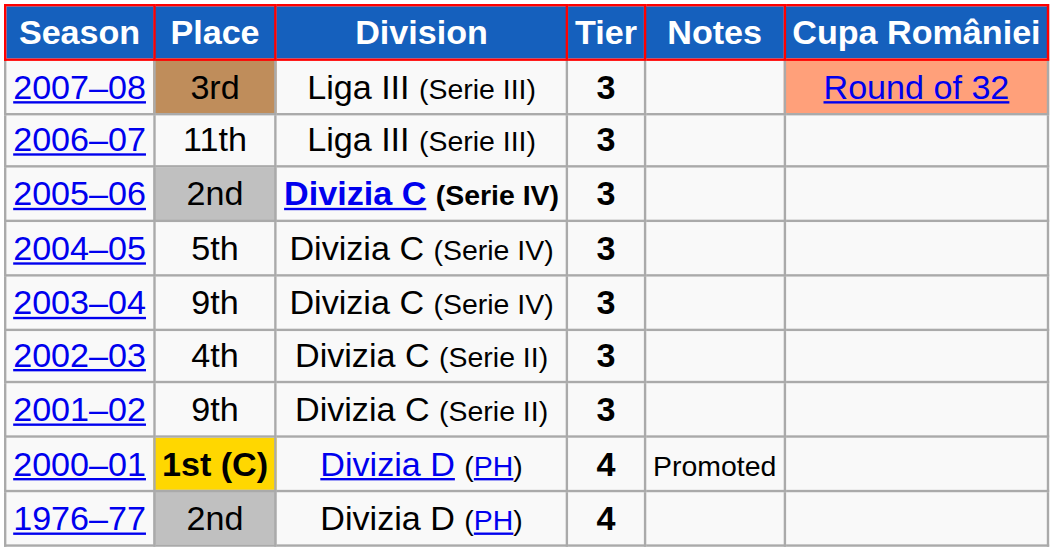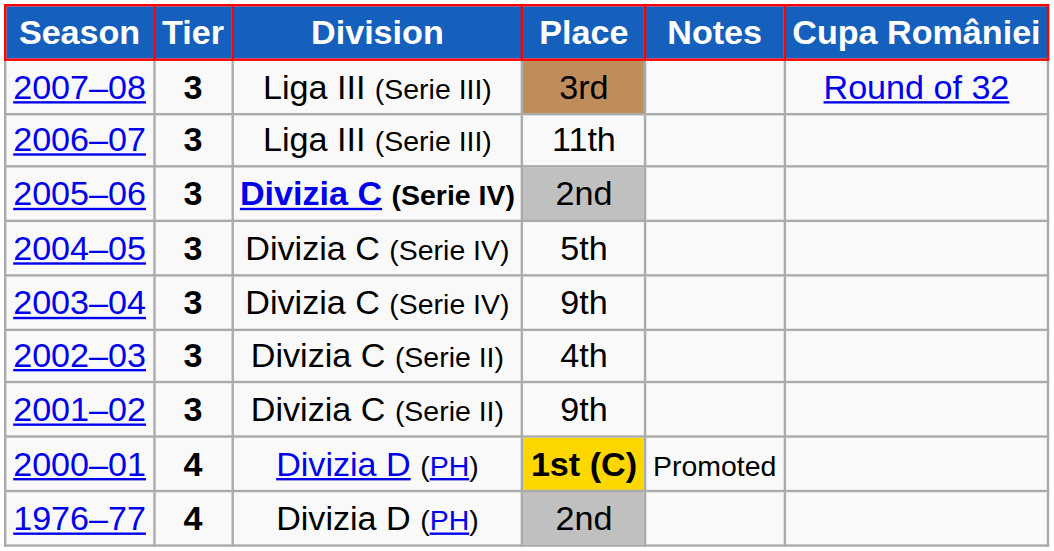columns swapped: (606, 33) <-> (215, 33)
(916, 86) lightsalmon background -> (916, 86) no background
